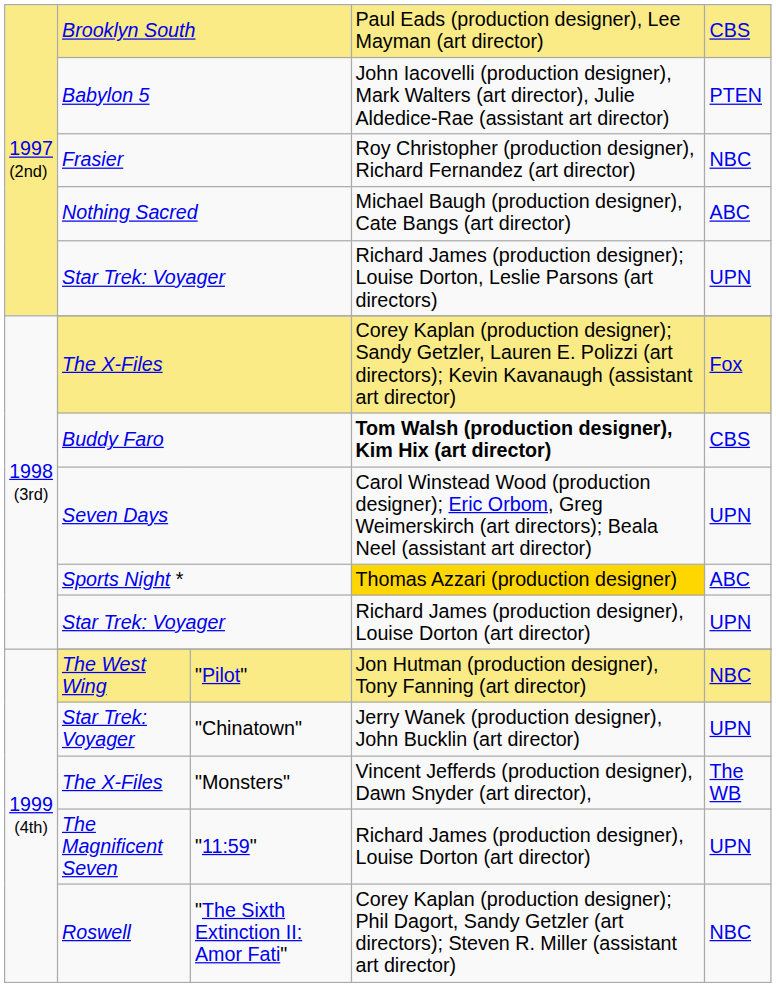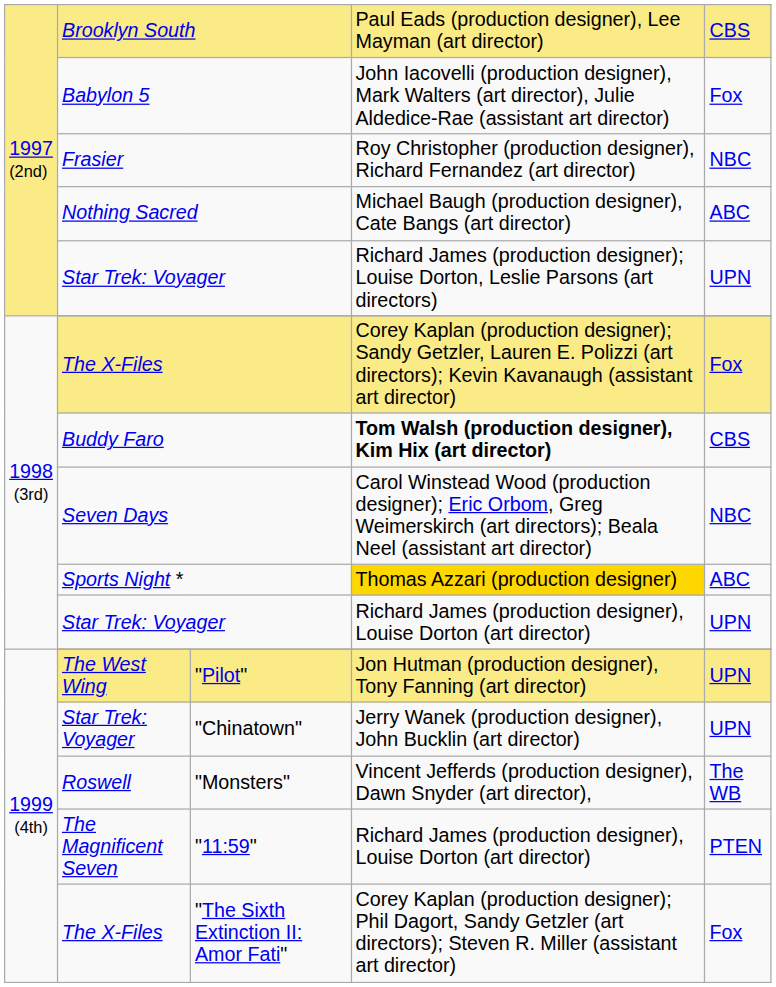(736, 95) PTEN -> (726, 95) Fox
(730, 515) UPN -> (730, 515) NBC
(730, 675) NBC -> (730, 675) UPN
(112, 782) The X-Files -> (96, 782) Roswell
(730, 846) UPN -> (736, 846) PTEN
(96, 933) Roswell -> (112, 933) The X-Files
(730, 933) NBC -> (726, 933) Fox
